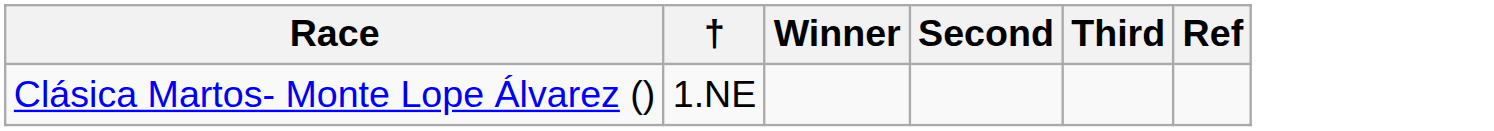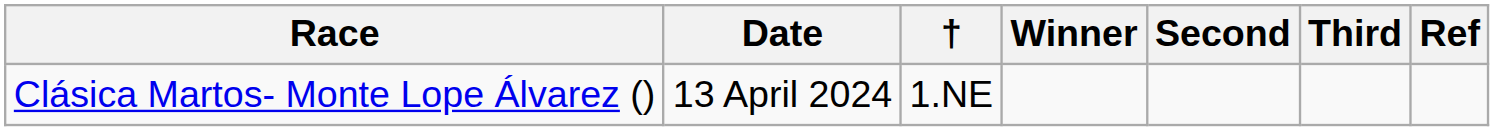+ column: (782, 34)
